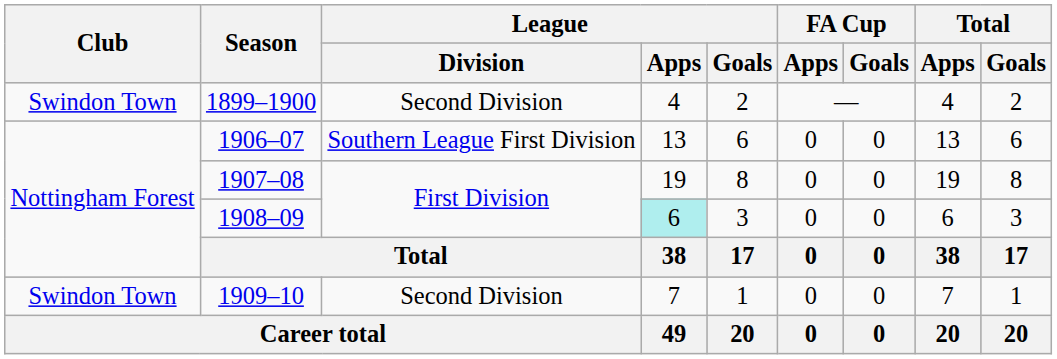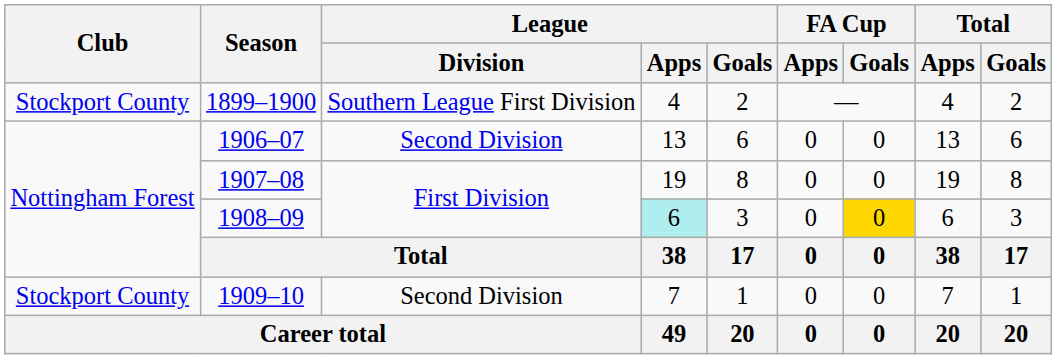(103, 101) Swindon Town -> (103, 101) Stockport County
(481, 101) Second Division -> (481, 101) Southern League First Division
(481, 140) Southern League First Division -> (481, 140) Second Division
(879, 218) no background -> (879, 218) gold background
(103, 295) Swindon Town -> (103, 295) Stockport County
